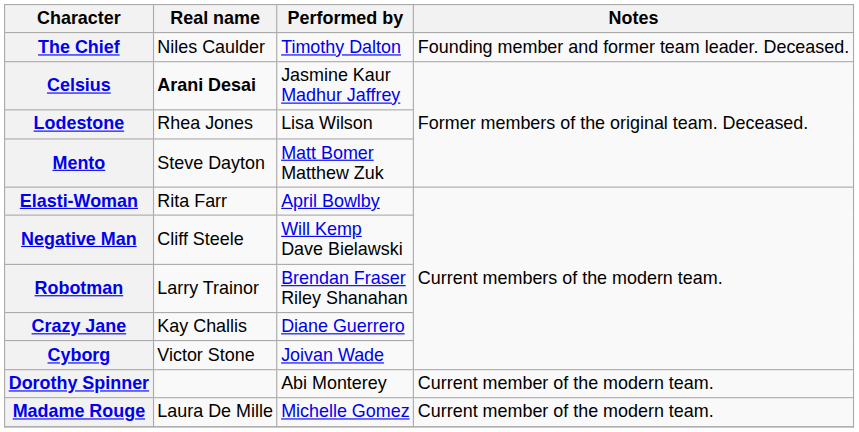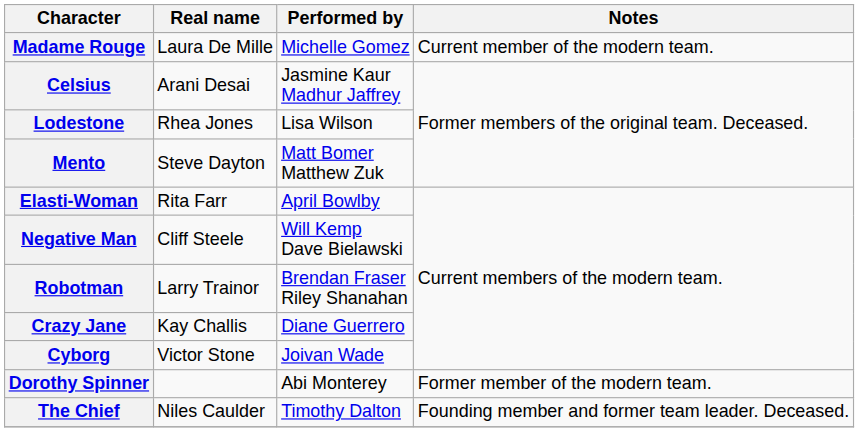rows swapped: (79, 47) <-> (79, 411)
(207, 85) bold -> (204, 85) normal
(566, 383) Current member of the modern team. -> (565, 383) Former member of the modern team.
